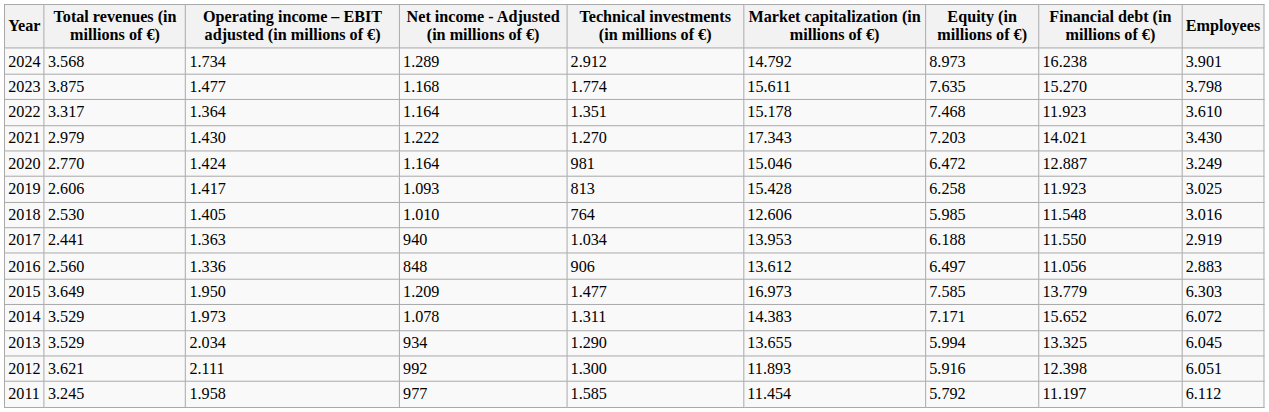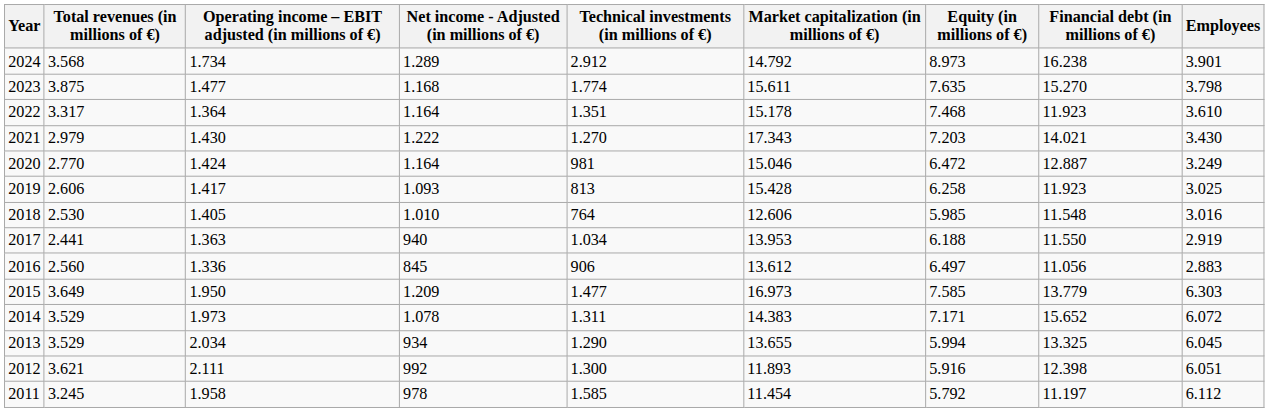(415, 266) 848 -> (415, 266) 845
(415, 394) 977 -> (415, 394) 978
